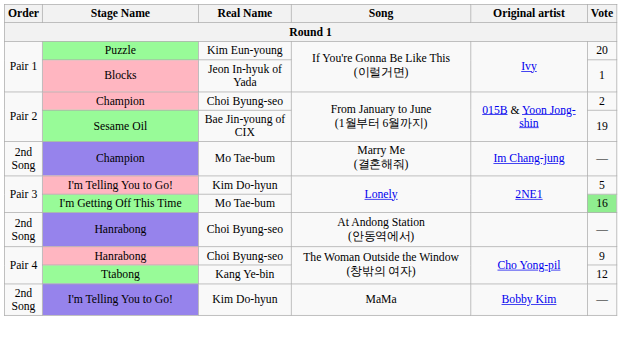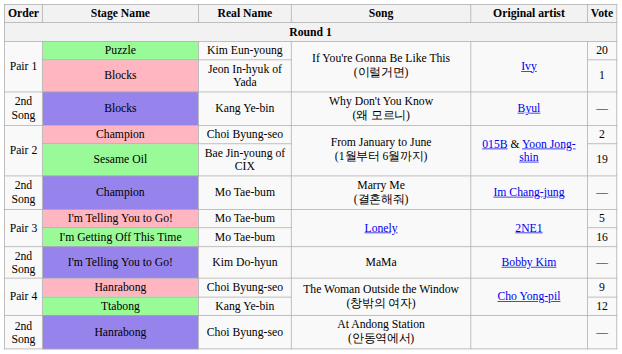+ row: (120, 108)
(245, 185) Kim Do-hyun -> (245, 218) Mo Tae-bum
(602, 203) lightgreen background -> (602, 237) no background
rows swapped: (120, 299) <-> (120, 229)
